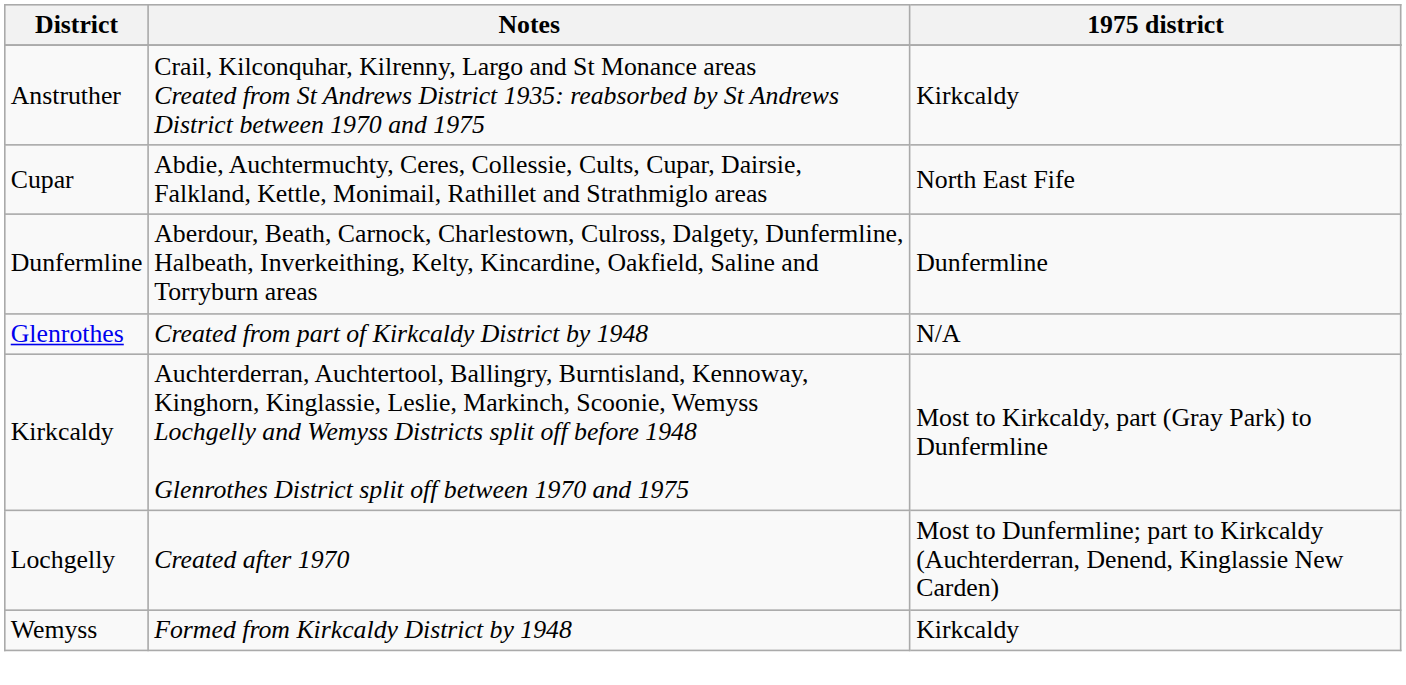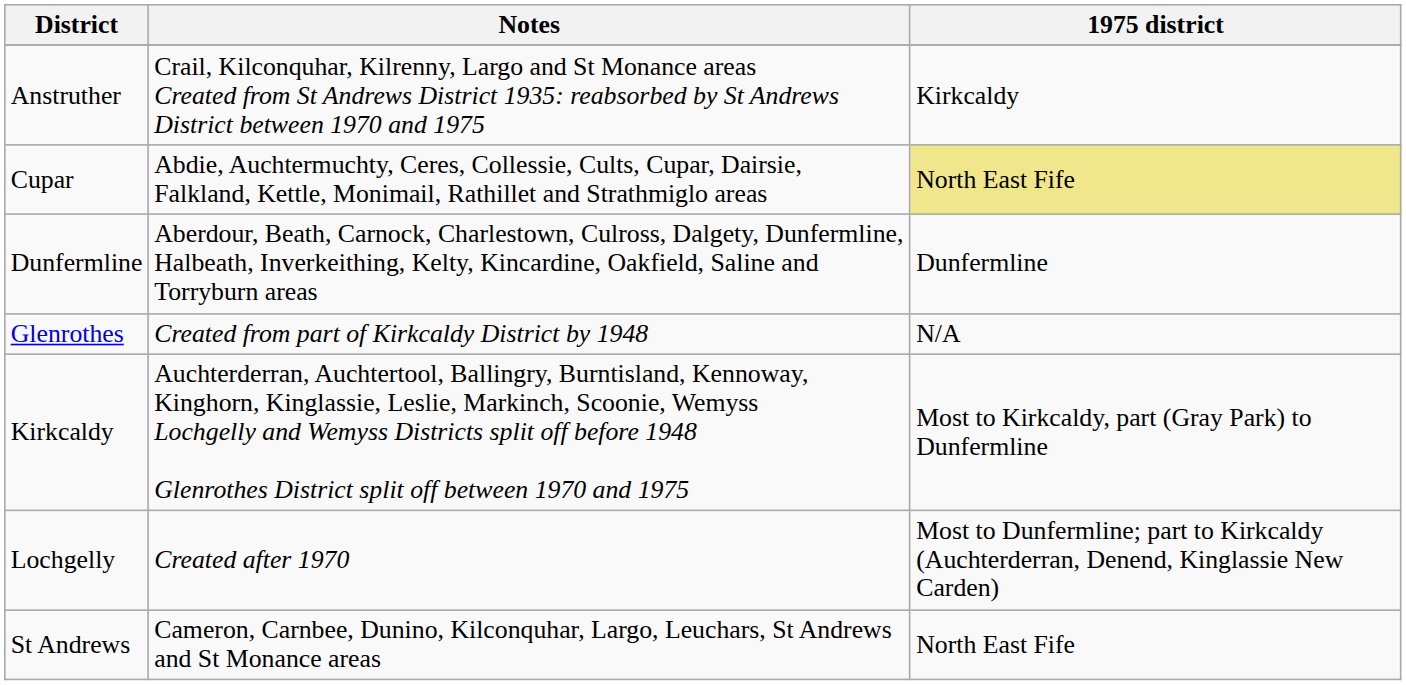(996, 179) no background -> (996, 179) khaki background
+ row: (71, 644)
- row: (54, 629)
